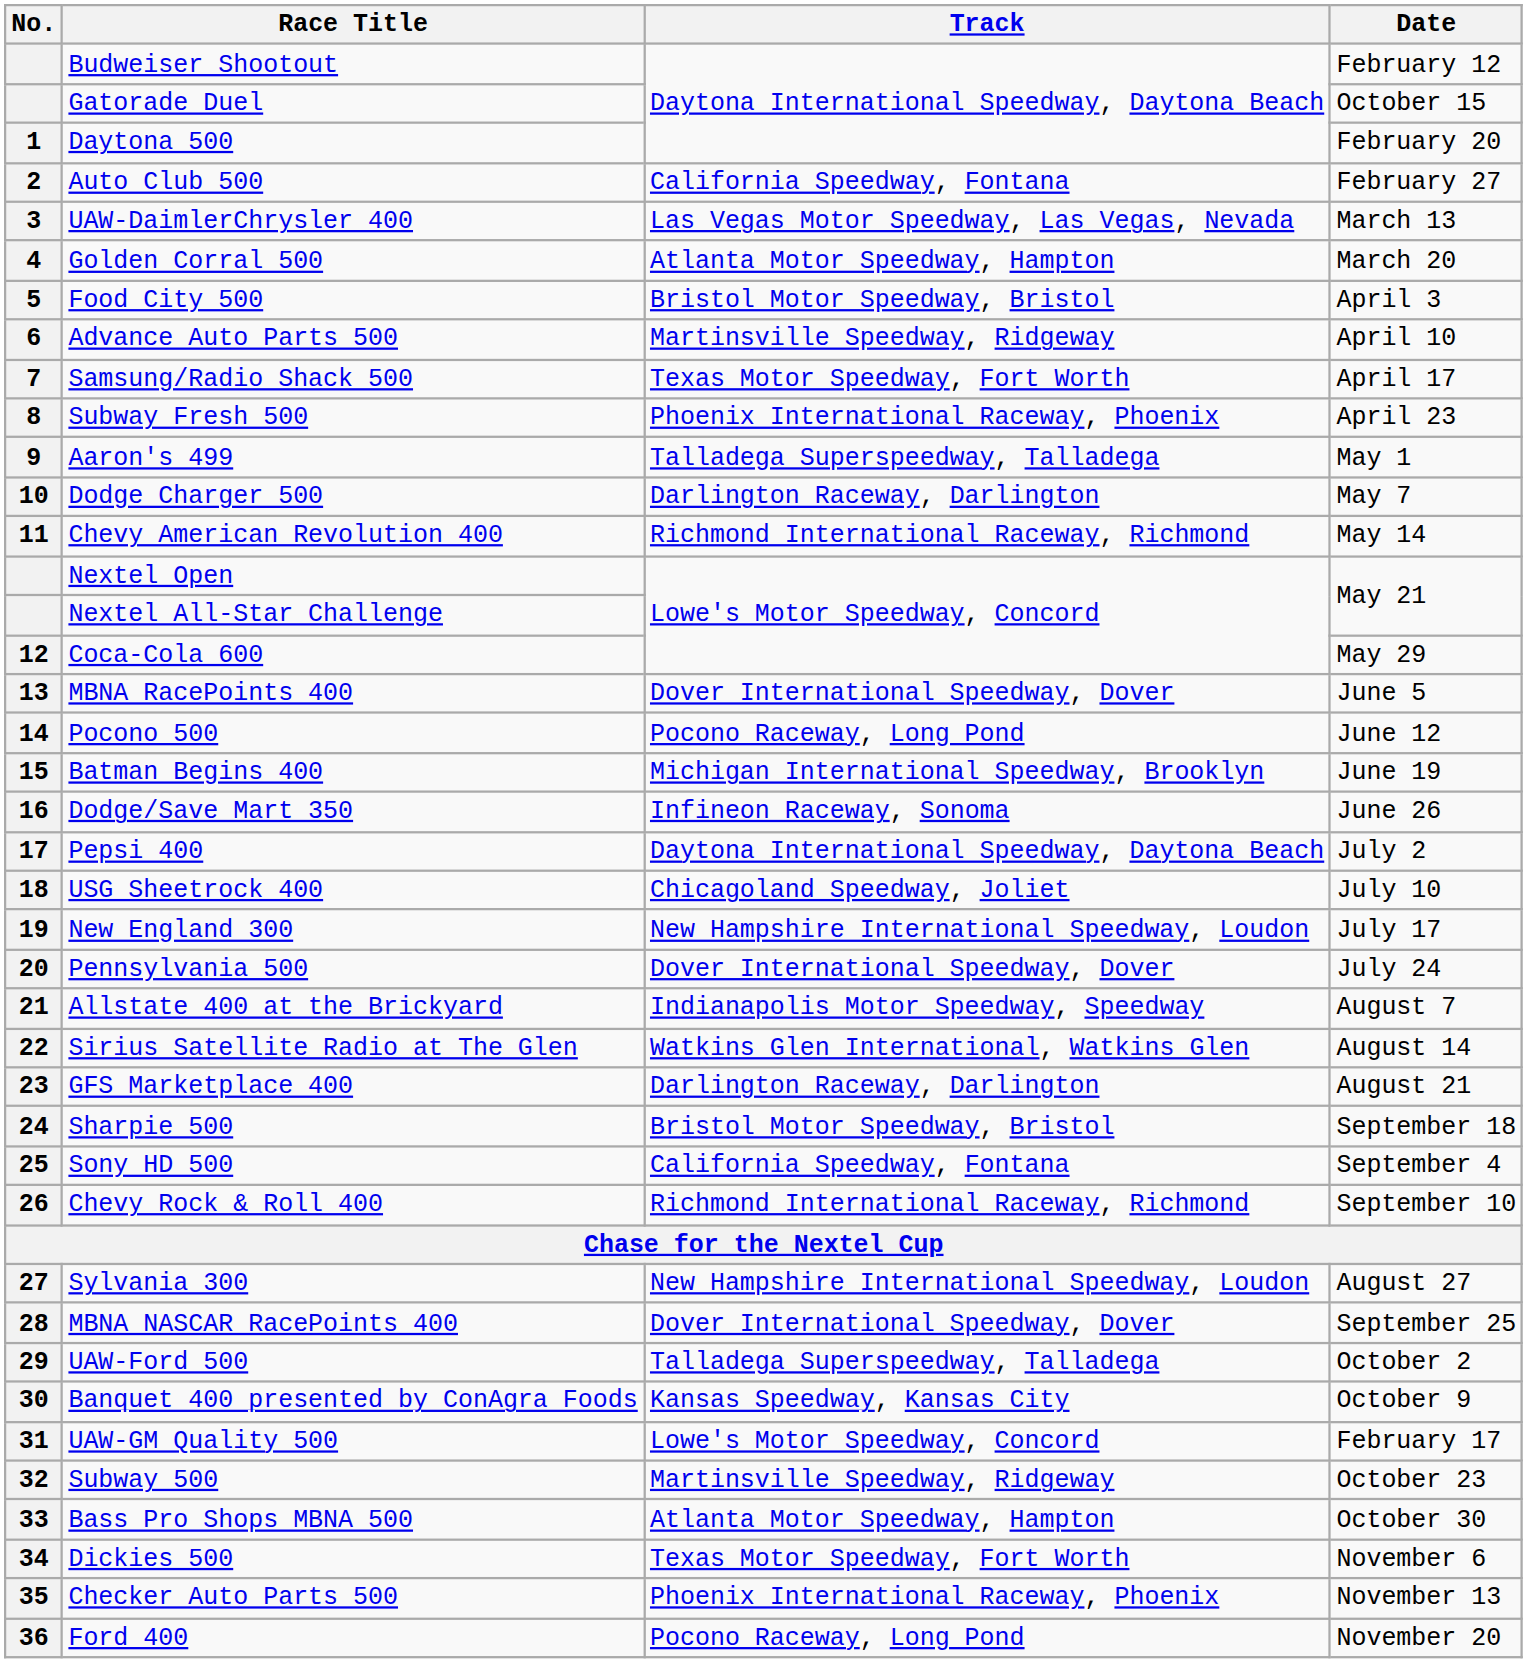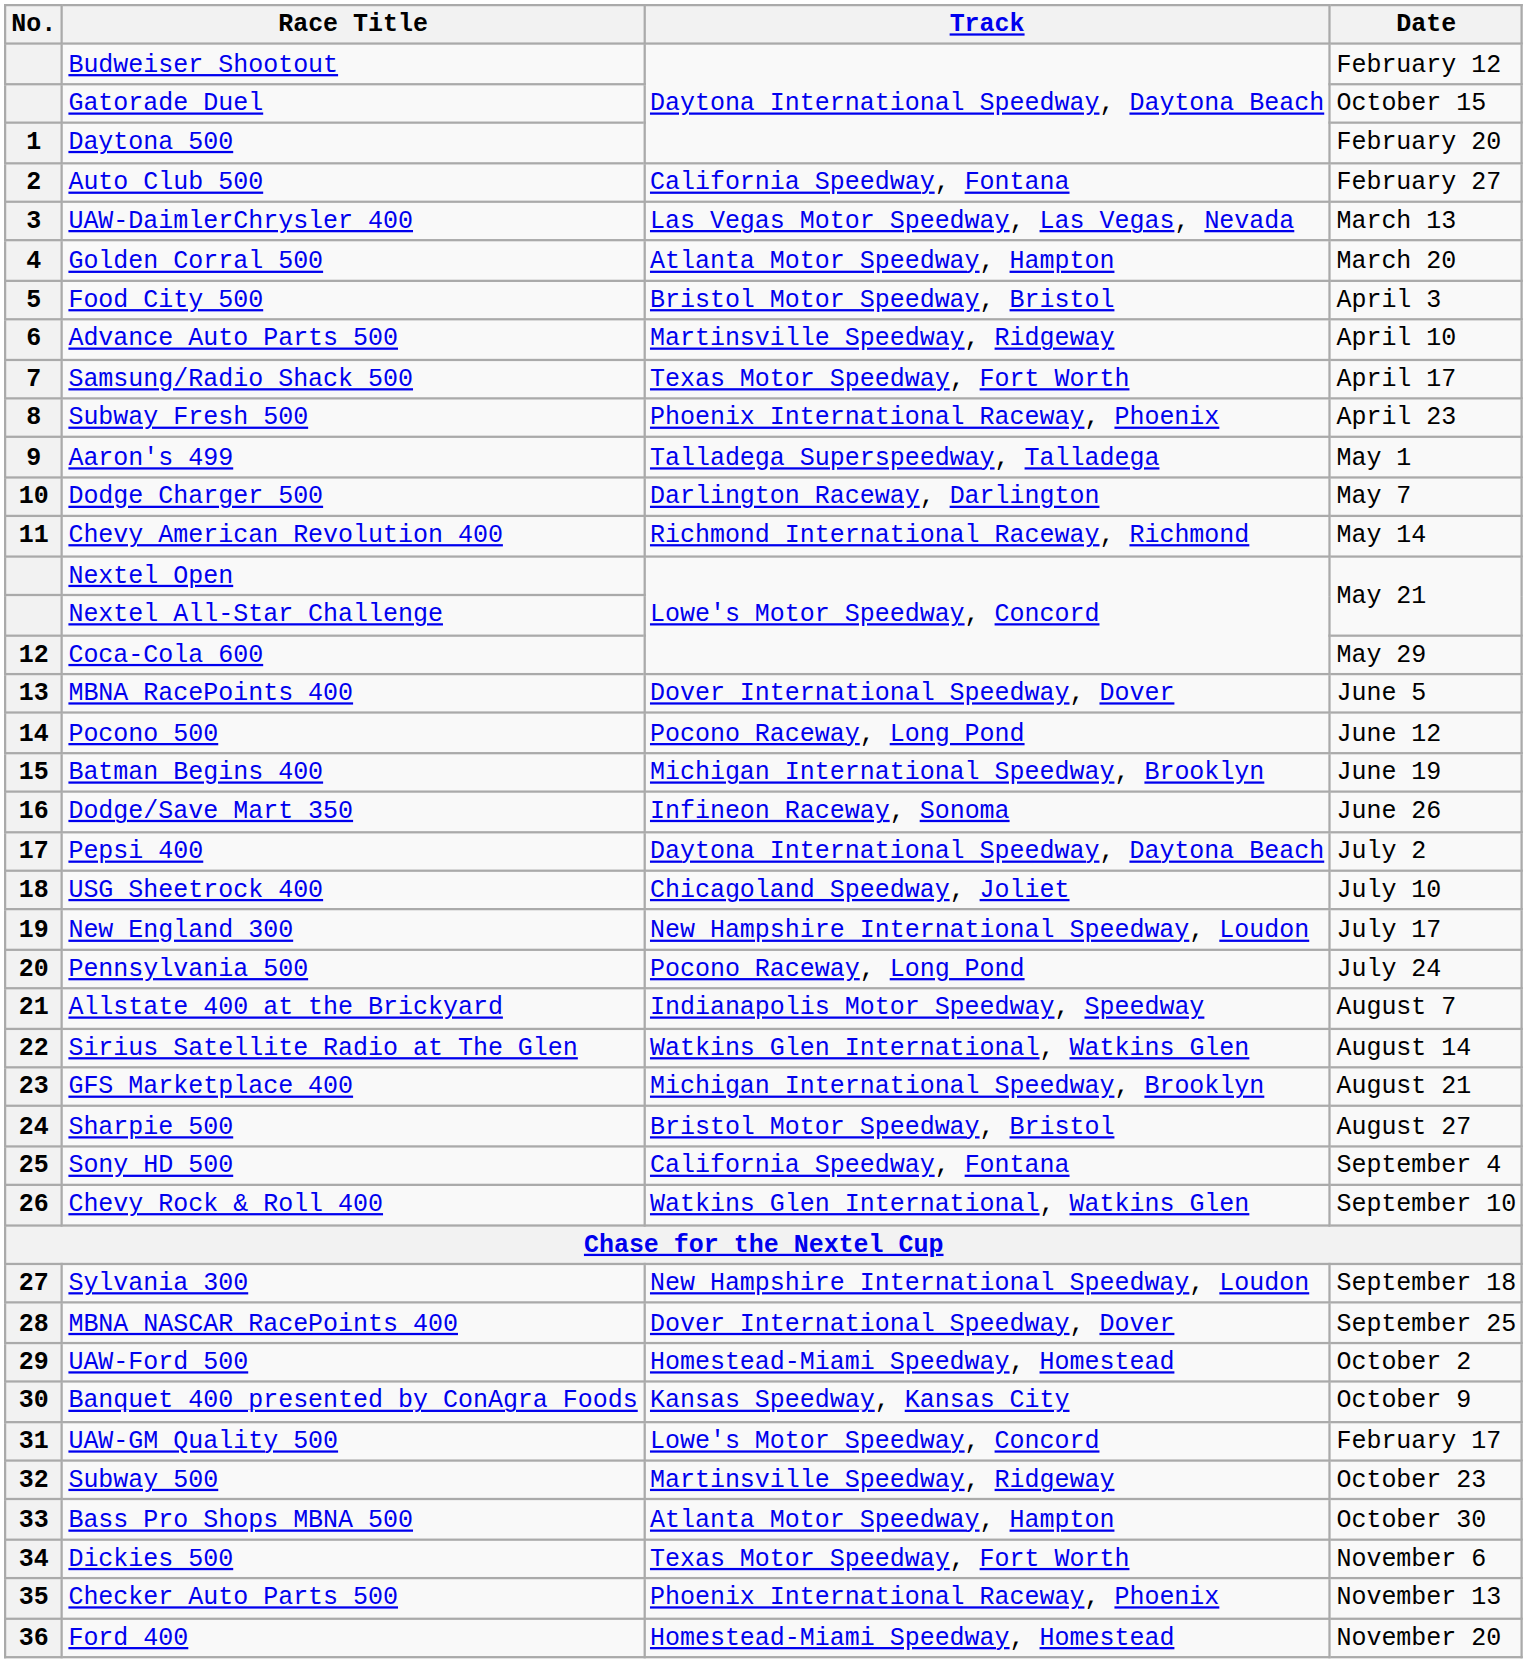(912, 969) Dover International Speedway, Dover -> (837, 969) Pocono Raceway, Long Pond
(875, 1087) Darlington Raceway, Darlington -> (957, 1087) Michigan International Speedway, Brooklyn
(1426, 1126) September 18 -> (1404, 1126) August 27
(950, 1205) Richmond International Raceway, Richmond -> (950, 1205) Watkins Glen International, Watkins Glen
(1404, 1284) August 27 -> (1426, 1284) September 18
(905, 1362) Talladega Superspeedway, Talladega -> (912, 1362) Homestead-Miami Speedway, Homestead
(837, 1638) Pocono Raceway, Long Pond -> (912, 1638) Homestead-Miami Speedway, Homestead
